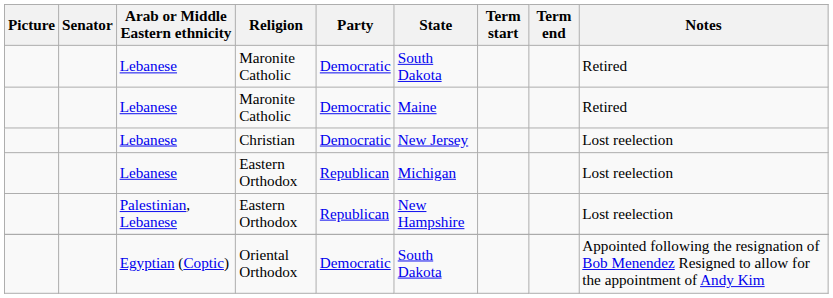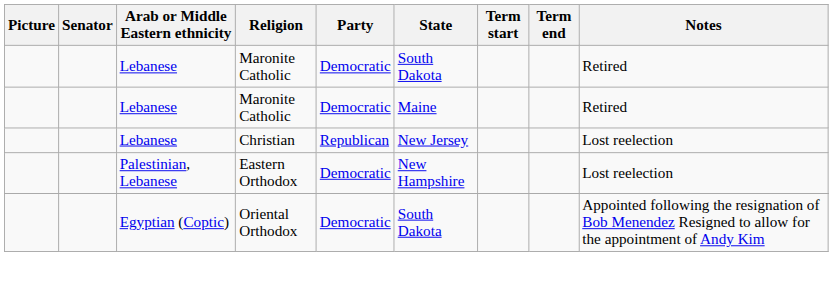(355, 140) Democratic -> (354, 140) Republican
- row: (148, 172)
(354, 214) Republican -> (355, 172) Democratic
